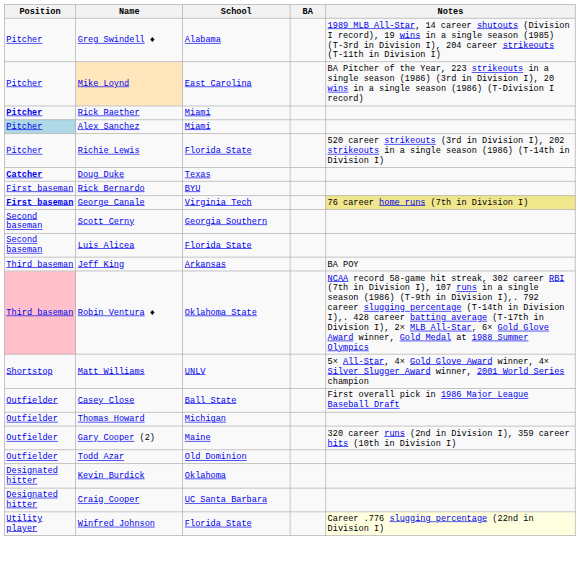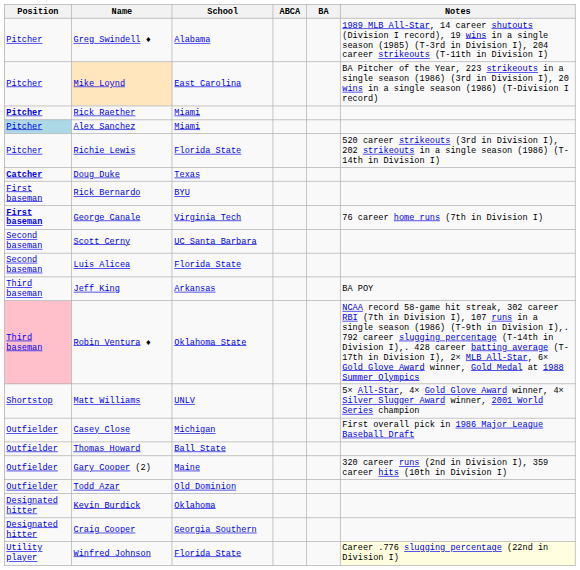+ column: (290, 11)
(428, 202) khaki background -> (443, 217) no background
(226, 221) Georgia Southern -> (216, 241) UC Santa Barbara
(211, 400) Ball State -> (195, 430) Michigan
(205, 419) Michigan -> (200, 449) Ball State
(226, 500) UC Santa Barbara -> (216, 529) Georgia Southern
